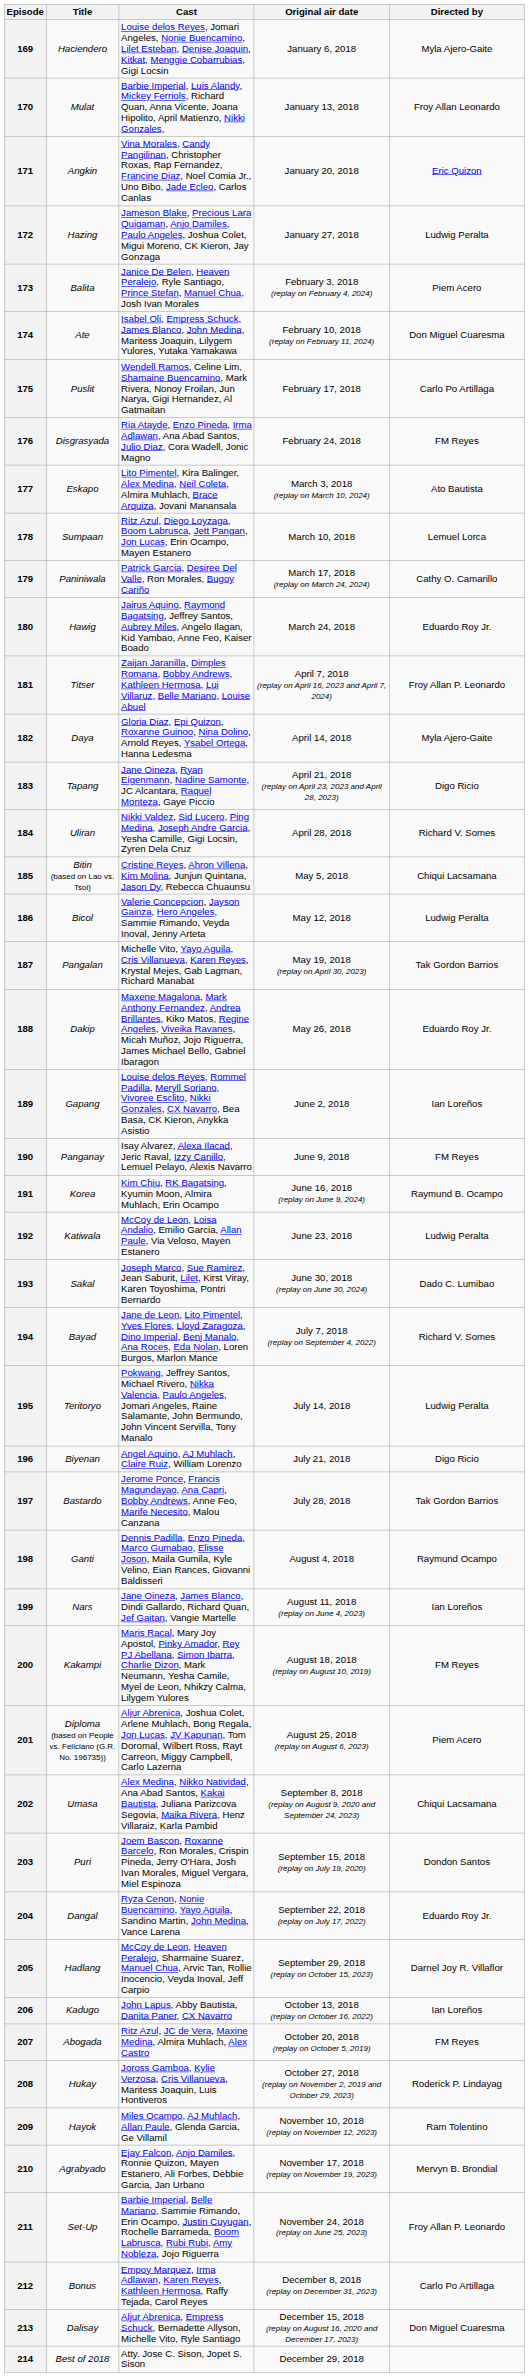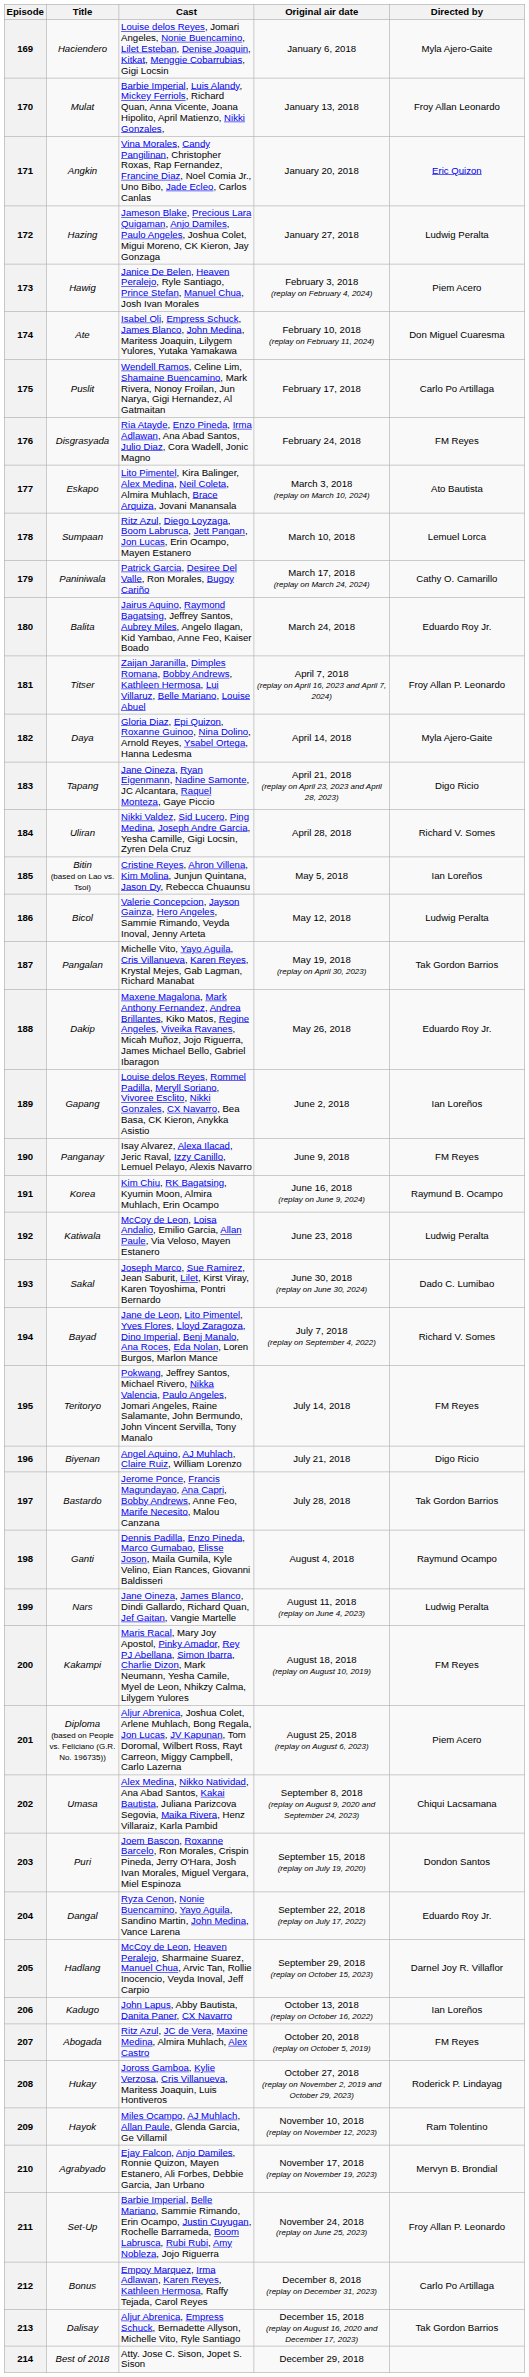(82, 288) Balita -> (82, 288) Hawig
(82, 626) Hawig -> (82, 626) Balita
(457, 875) Chiqui Lacsamana -> (457, 875) Ian Loreños
(457, 1405) Ludwig Peralta -> (457, 1405) FM Reyes
(457, 1607) Ian Loreños -> (457, 1607) Ludwig Peralta
(457, 2328) Don Miguel Cuaresma -> (457, 2328) Tak Gordon Barrios
